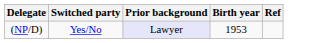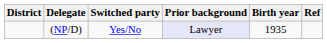+ column: (24, 13)
(236, 30) 1953 -> (276, 30) 1935
